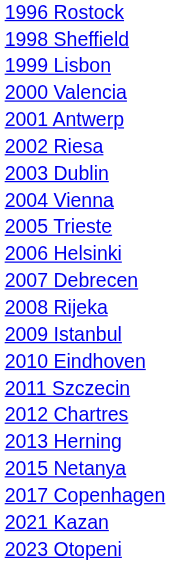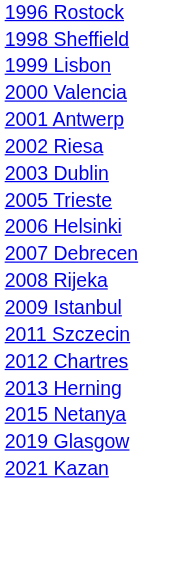- row: (59, 200)
- row: (75, 361)
- row: (85, 495)
+ row: (67, 441)
- row: (63, 549)
